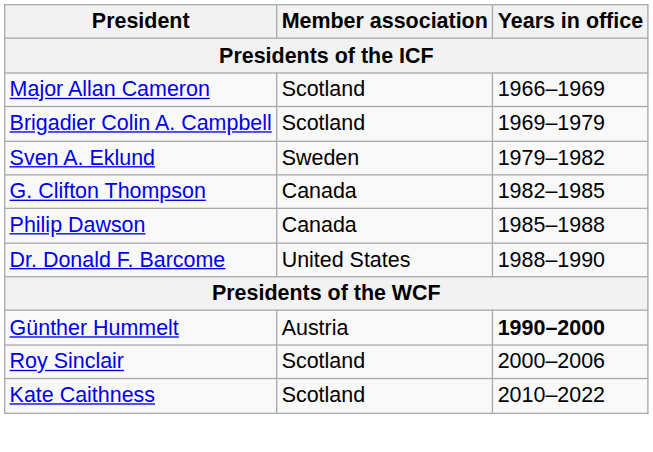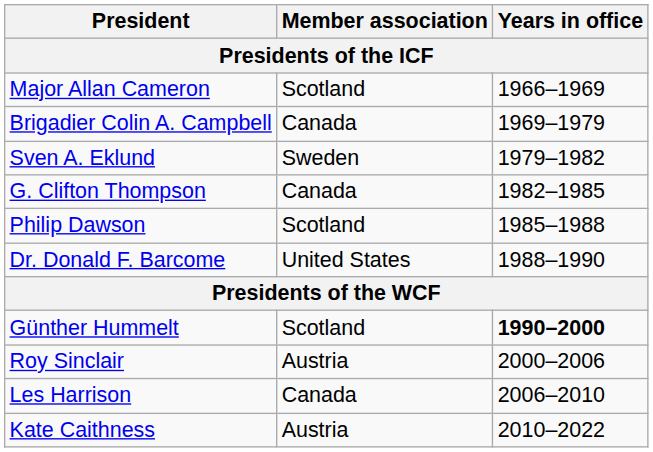(323, 123) Scotland -> (319, 123) Canada
(319, 225) Canada -> (323, 225) Scotland
(315, 327) Austria -> (323, 327) Scotland
(323, 361) Scotland -> (315, 361) Austria
+ row: (70, 395)
(323, 395) Scotland -> (315, 429) Austria
